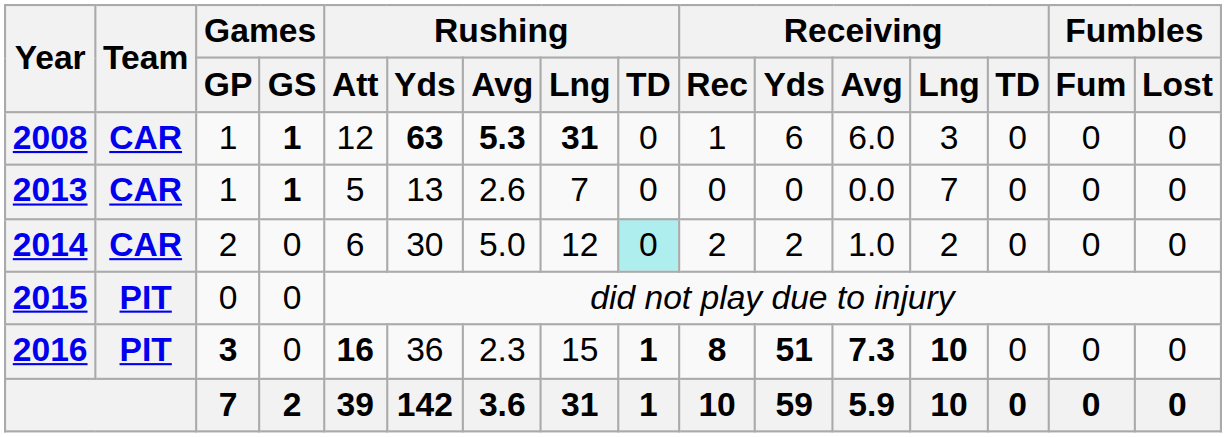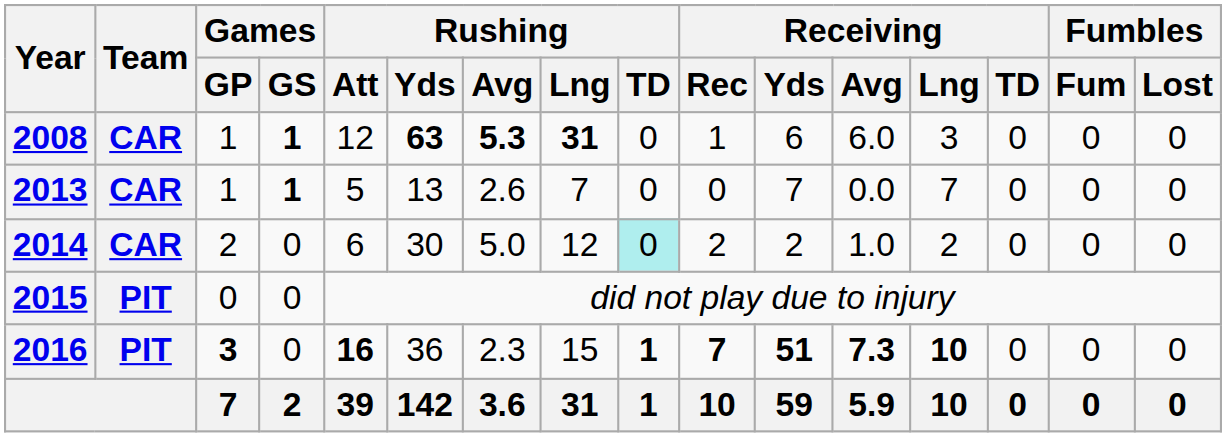(794, 191) 0 -> (794, 191) 7
(717, 350) 8 -> (717, 350) 7
